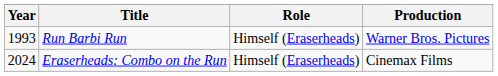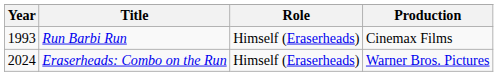(428, 37) Warner Bros. Pictures -> (409, 37) Cinemax Films
(409, 60) Cinemax Films -> (428, 60) Warner Bros. Pictures
